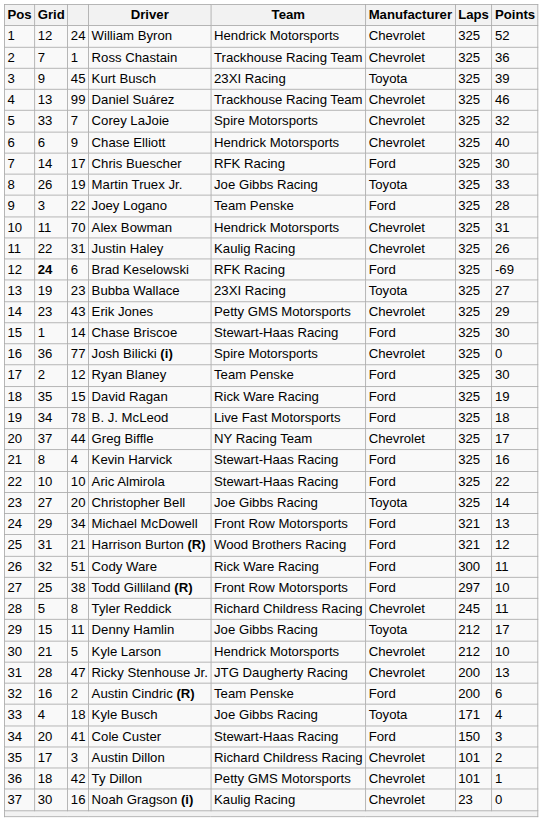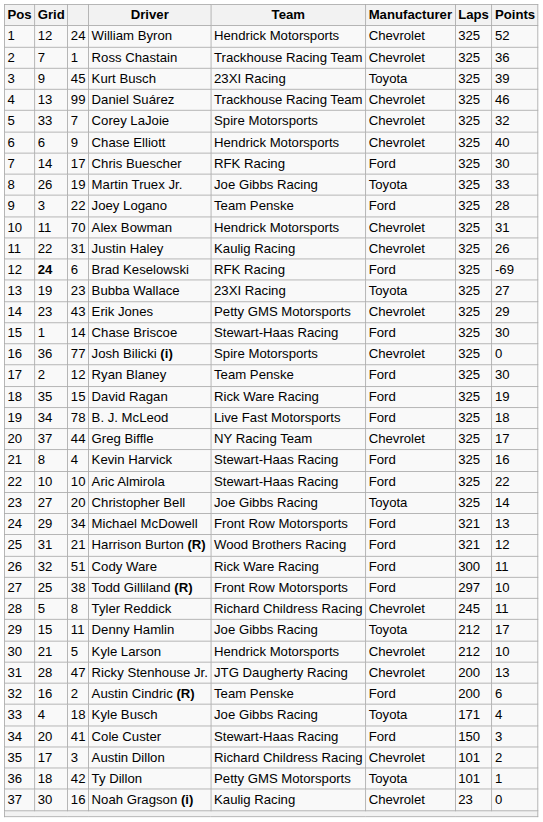(397, 778) Chevrolet -> (388, 778) Toyota
